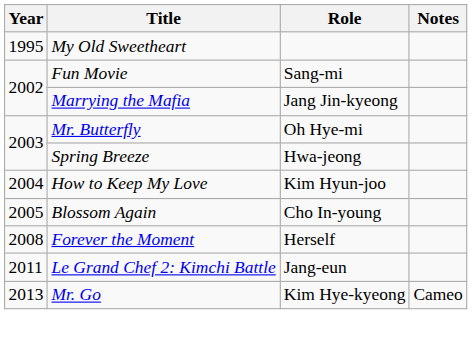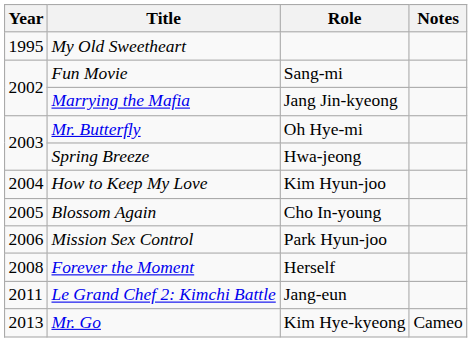+ row: (122, 239)
